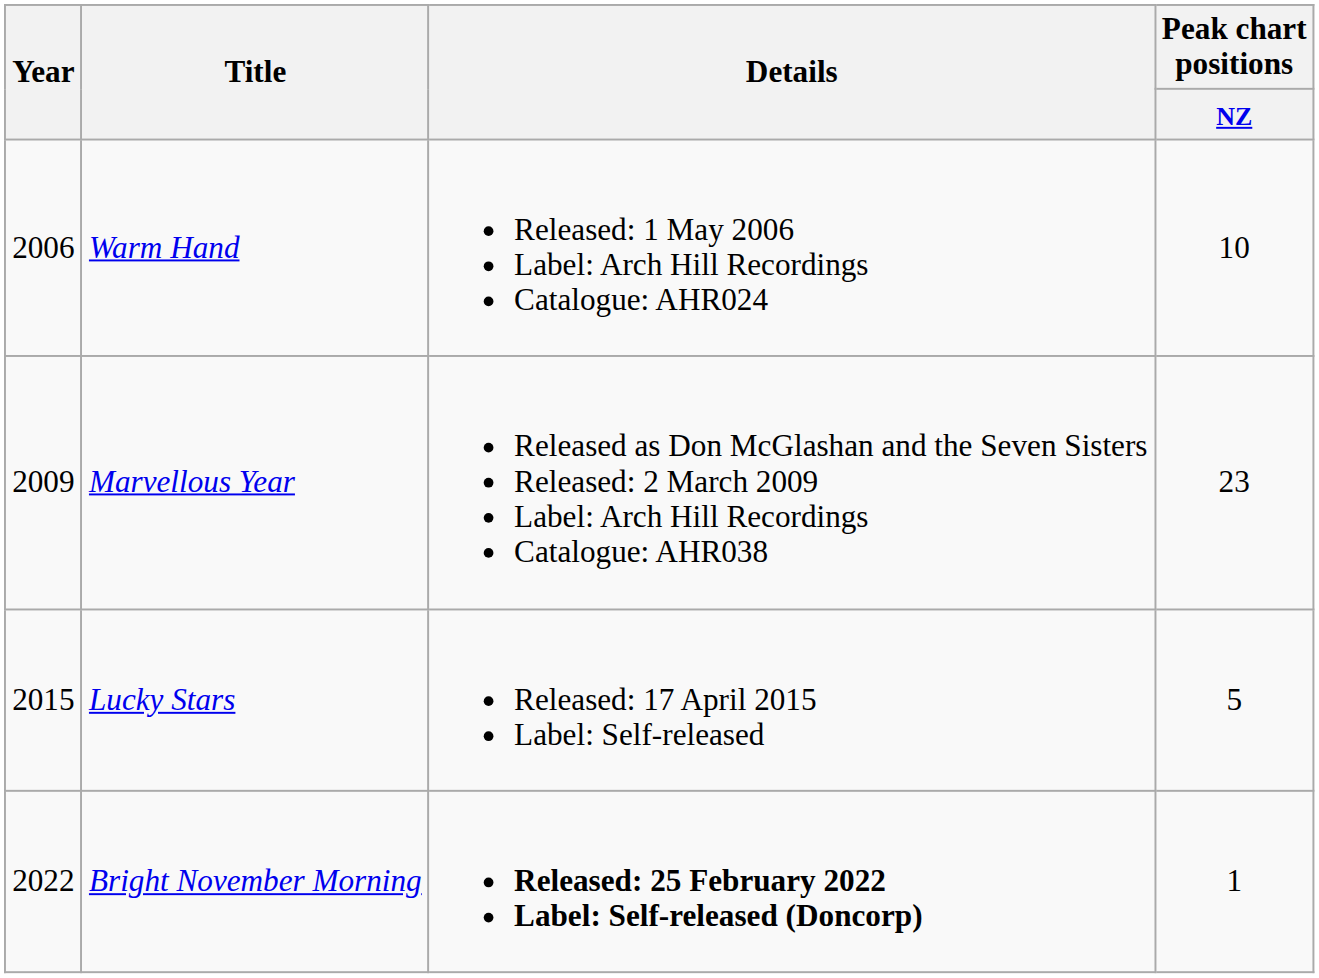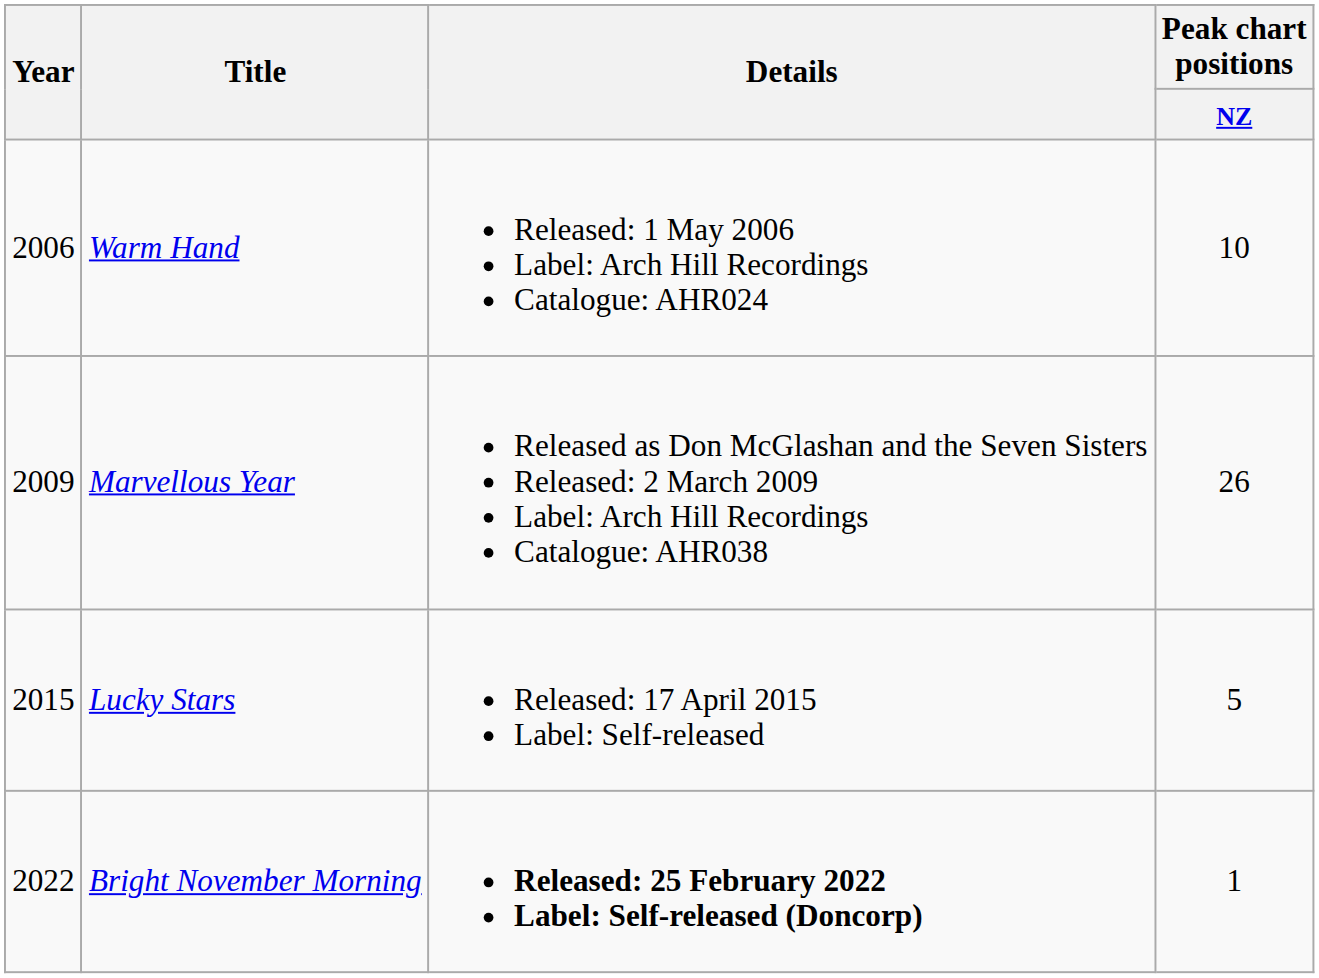(1234, 481) 23 -> (1234, 481) 26
